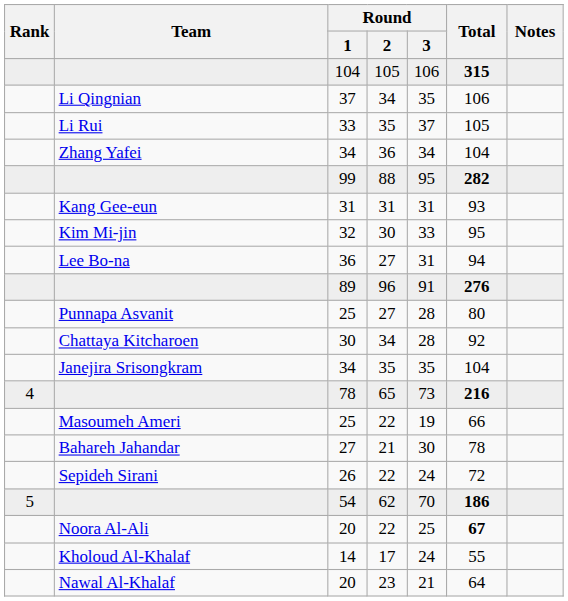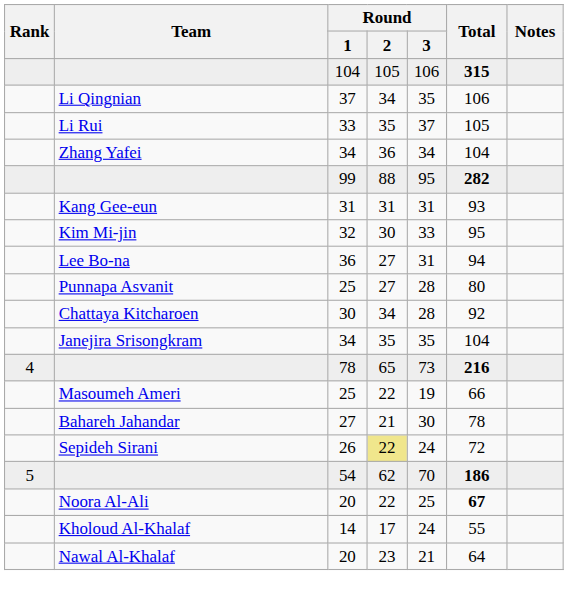- row: (191, 287)
(387, 475) no background -> (387, 448) khaki background
